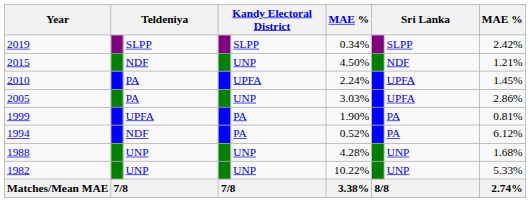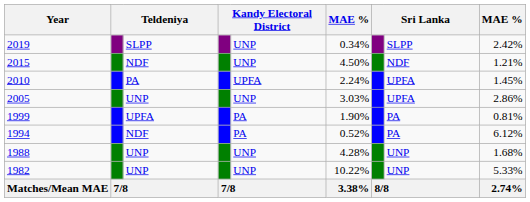(246, 44) SLPP -> (245, 44) UNP
(133, 98) PA -> (137, 98) UNP
